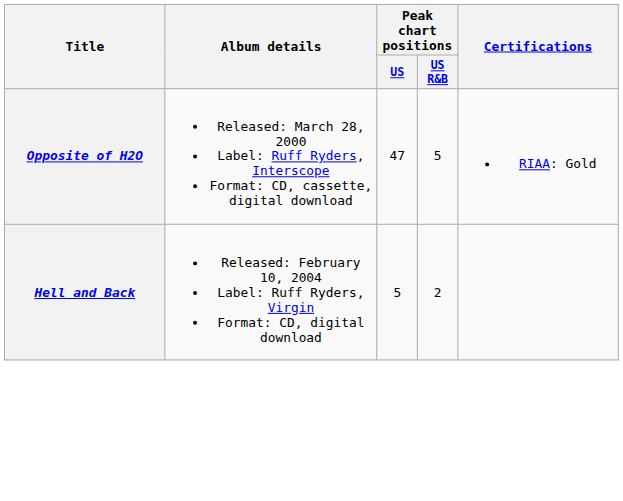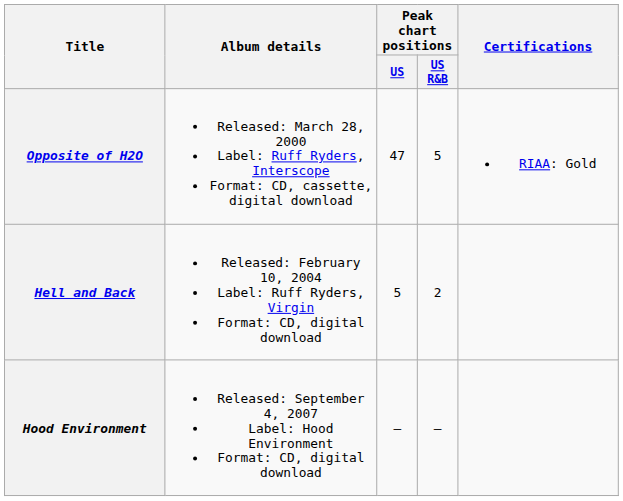+ row: (85, 428)
